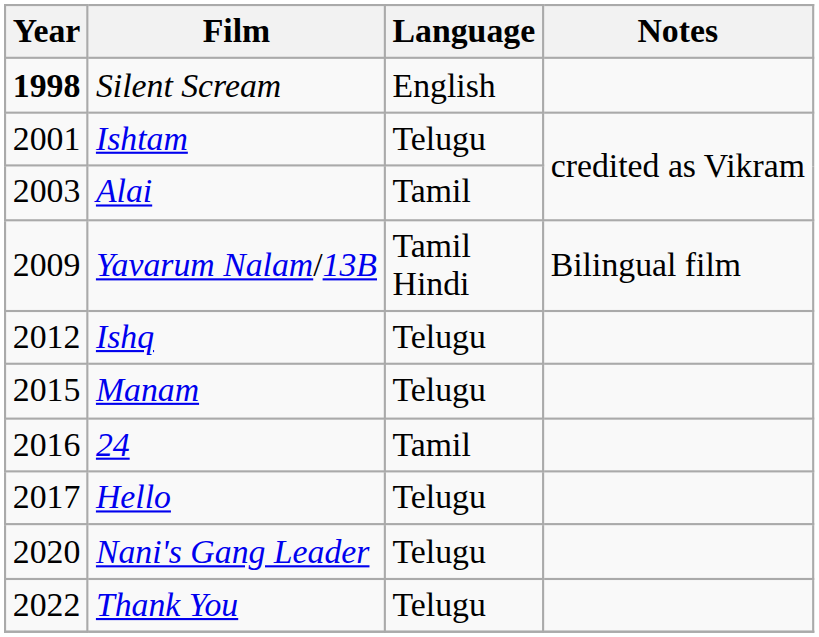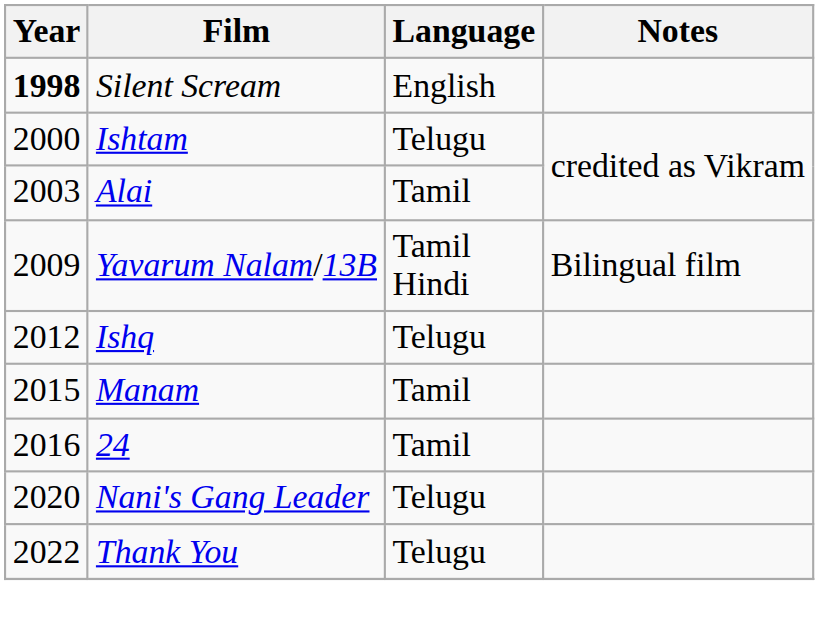(47, 138) 2001 -> (47, 138) 2000
(439, 390) Telugu -> (432, 390) Tamil
- row: (133, 497)
